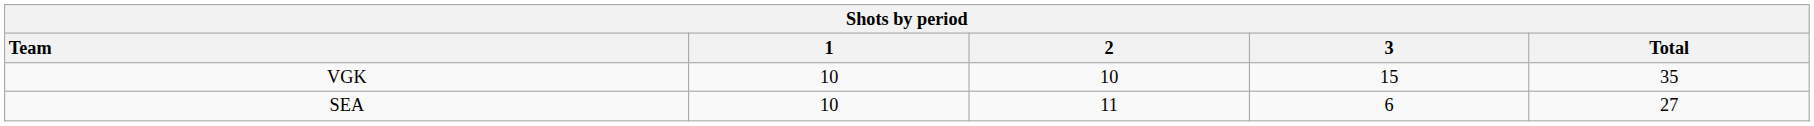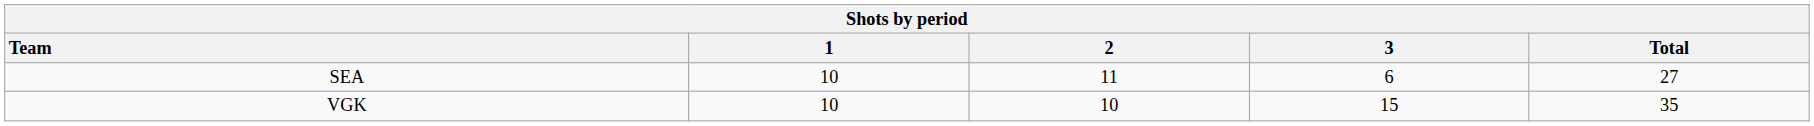rows swapped: (347, 76) <-> (347, 105)
